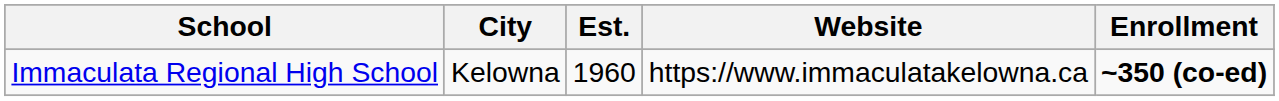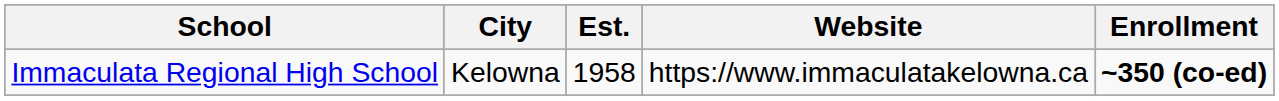(604, 71) 1960 -> (604, 71) 1958
